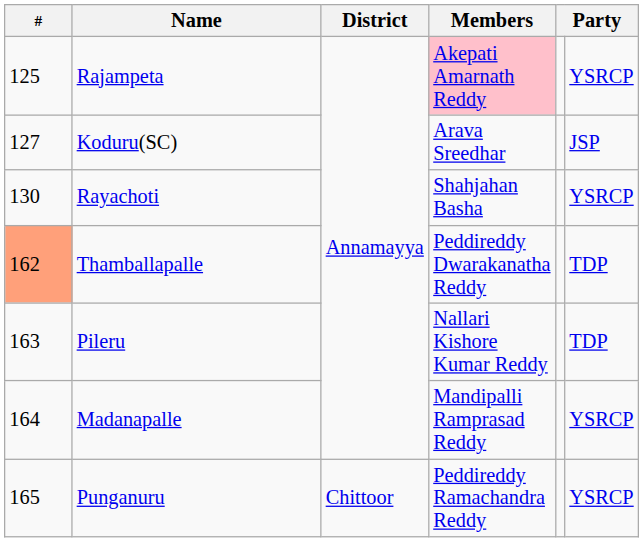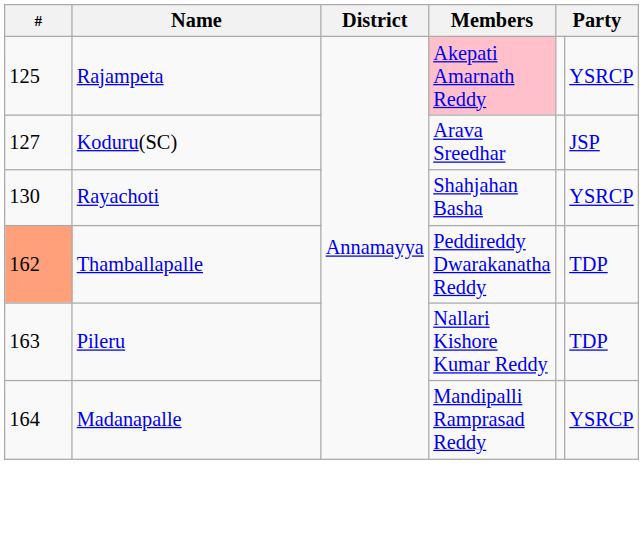- row: (121, 497)
